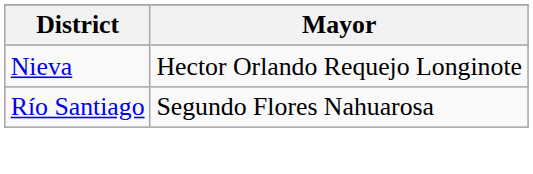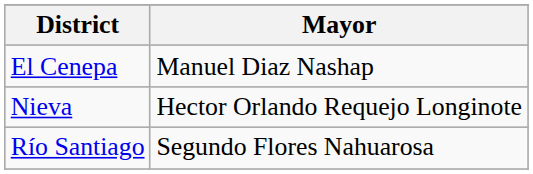+ row: (64, 65)
